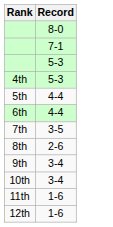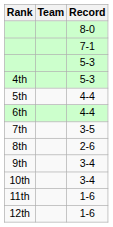+ column: (51, 12)
